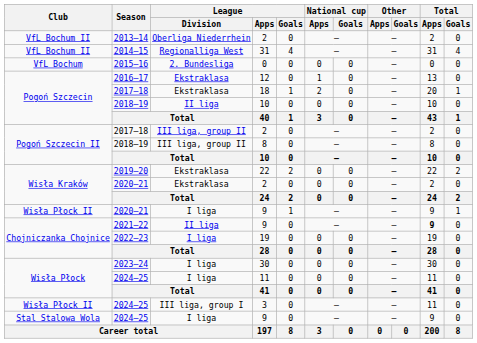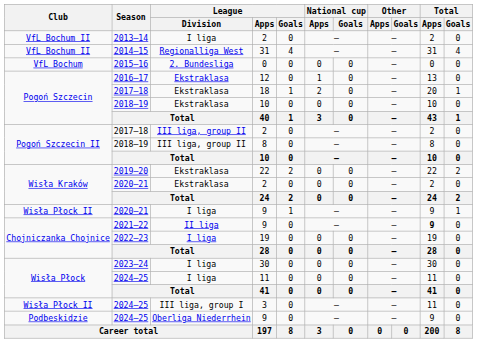(201, 38) Oberliga Niederrhein -> (201, 38) I liga
(201, 104) II liga -> (201, 104) Ekstraklasa
(58, 318) Stal Stalowa Wola -> (58, 318) Podbeskidzie
(201, 318) I liga -> (201, 318) Oberliga Niederrhein
